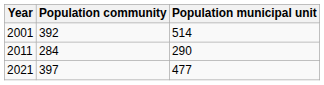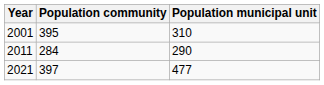(49, 32) 392 -> (49, 32) 395
(182, 32) 514 -> (182, 32) 310
